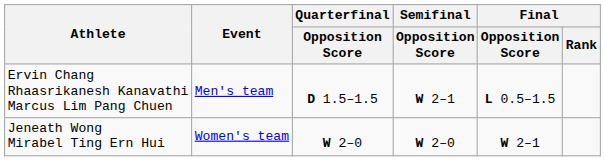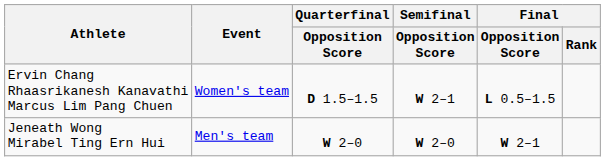(234, 91) Men's team -> (242, 91) Women's team
(242, 136) Women's team -> (234, 136) Men's team
